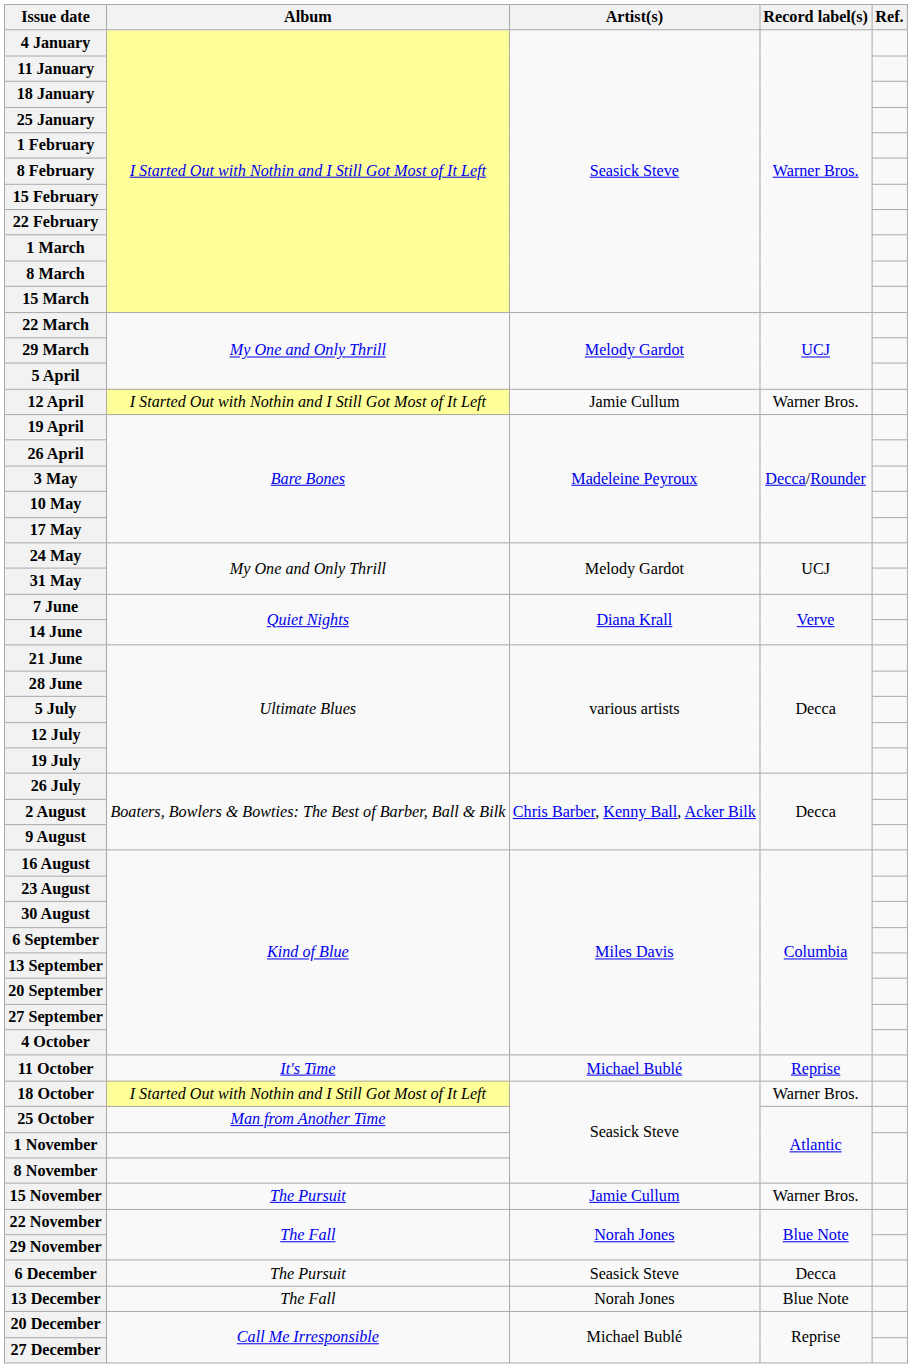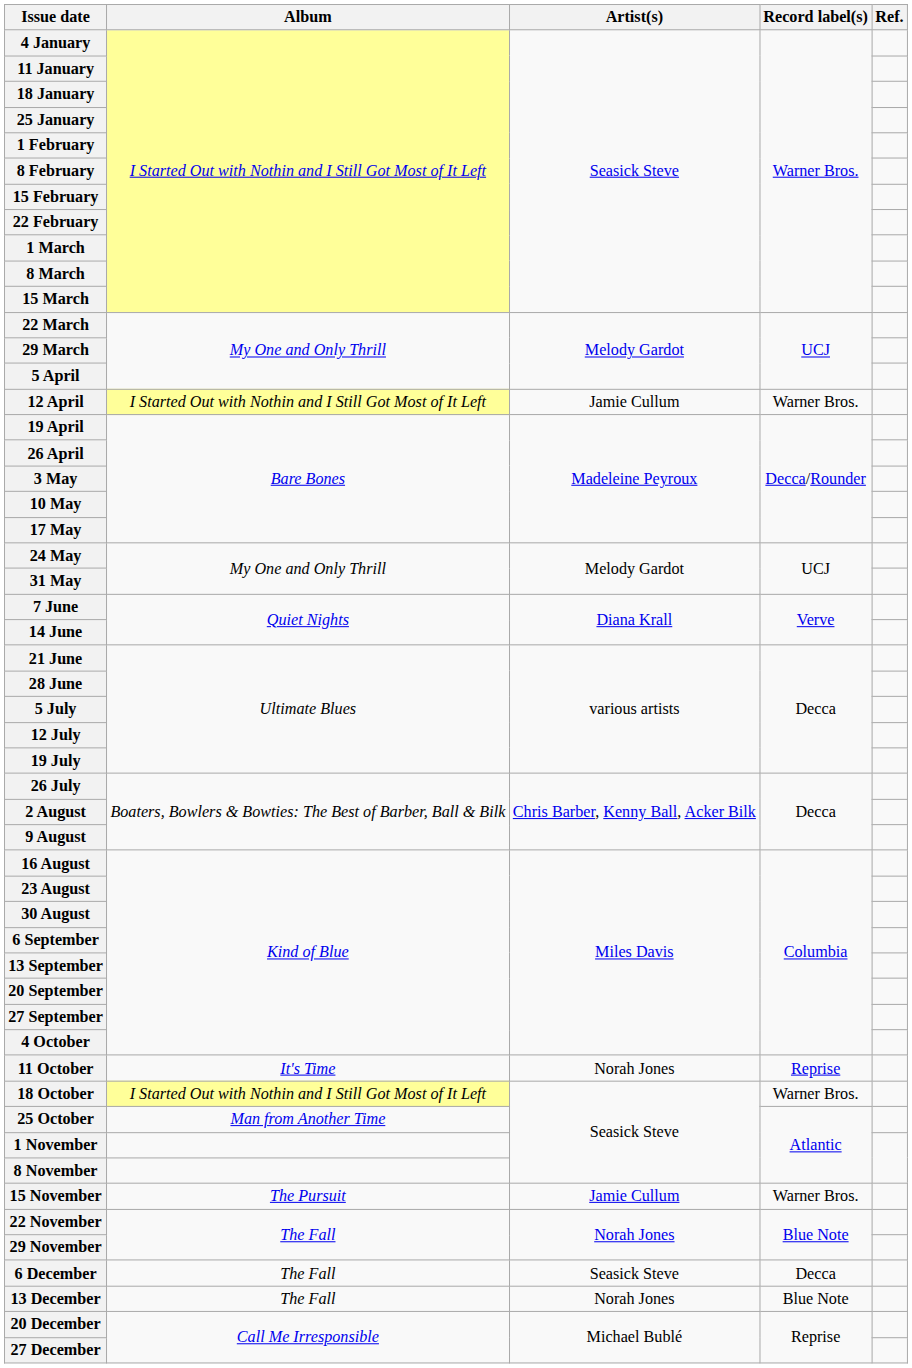(634, 1068) Michael Bublé -> (634, 1068) Norah Jones
(308, 1273) The Pursuit -> (308, 1273) The Fall
